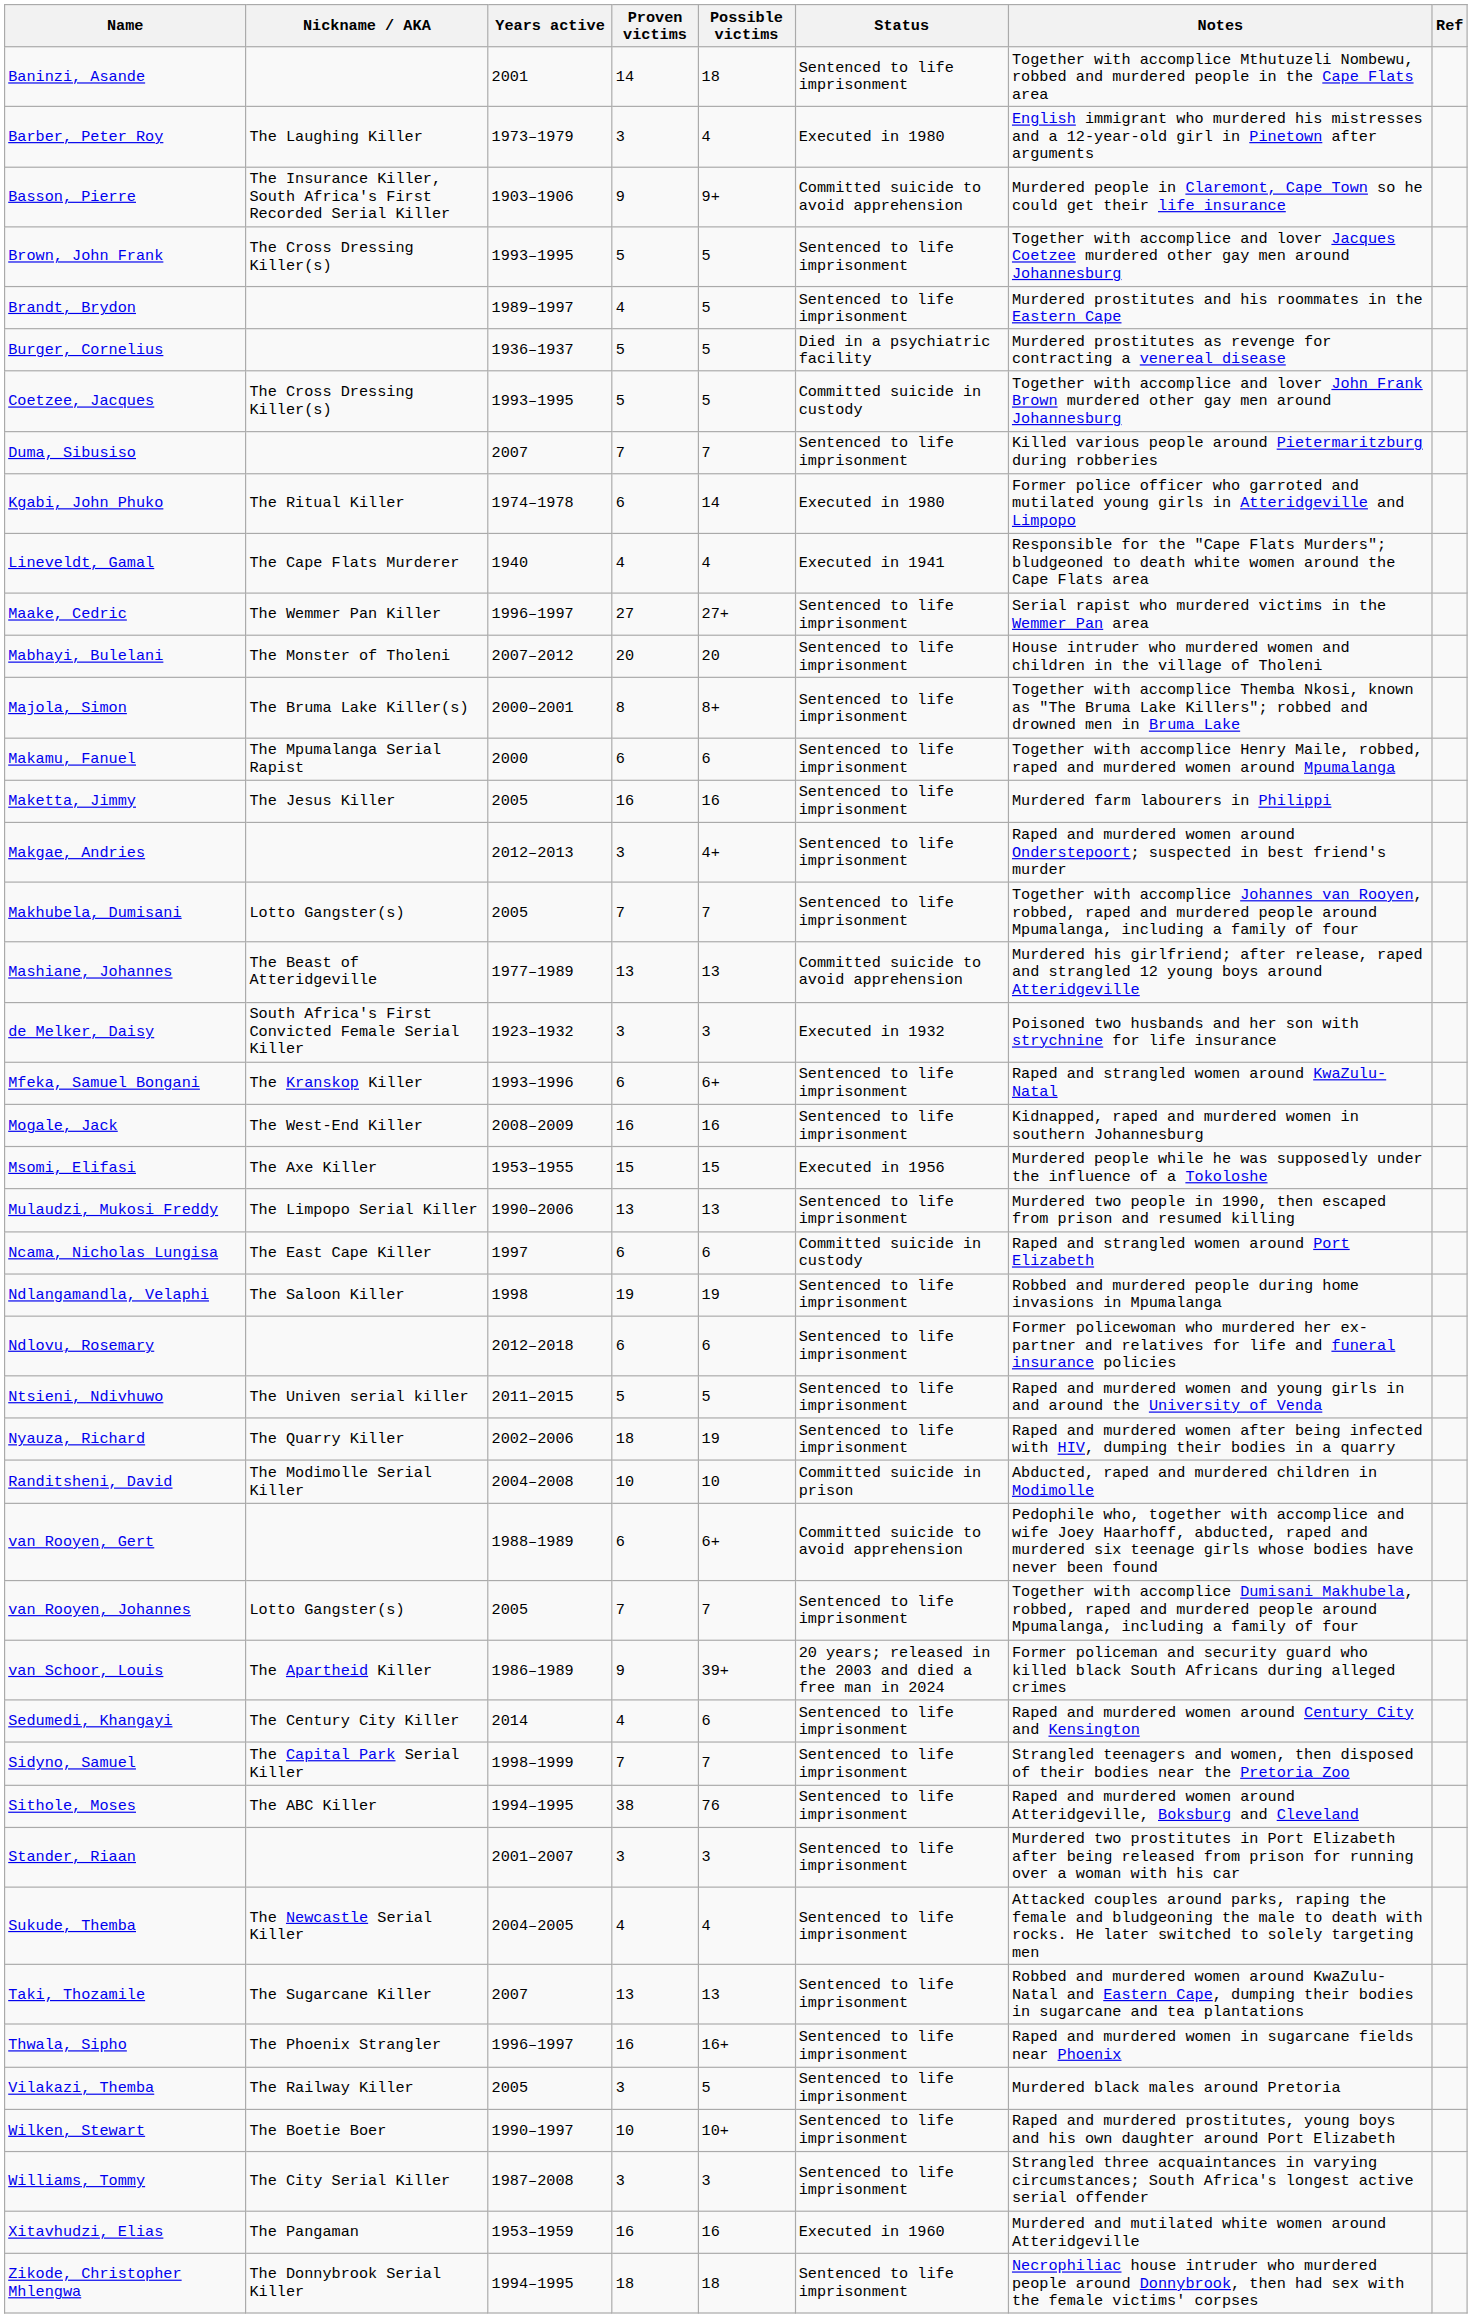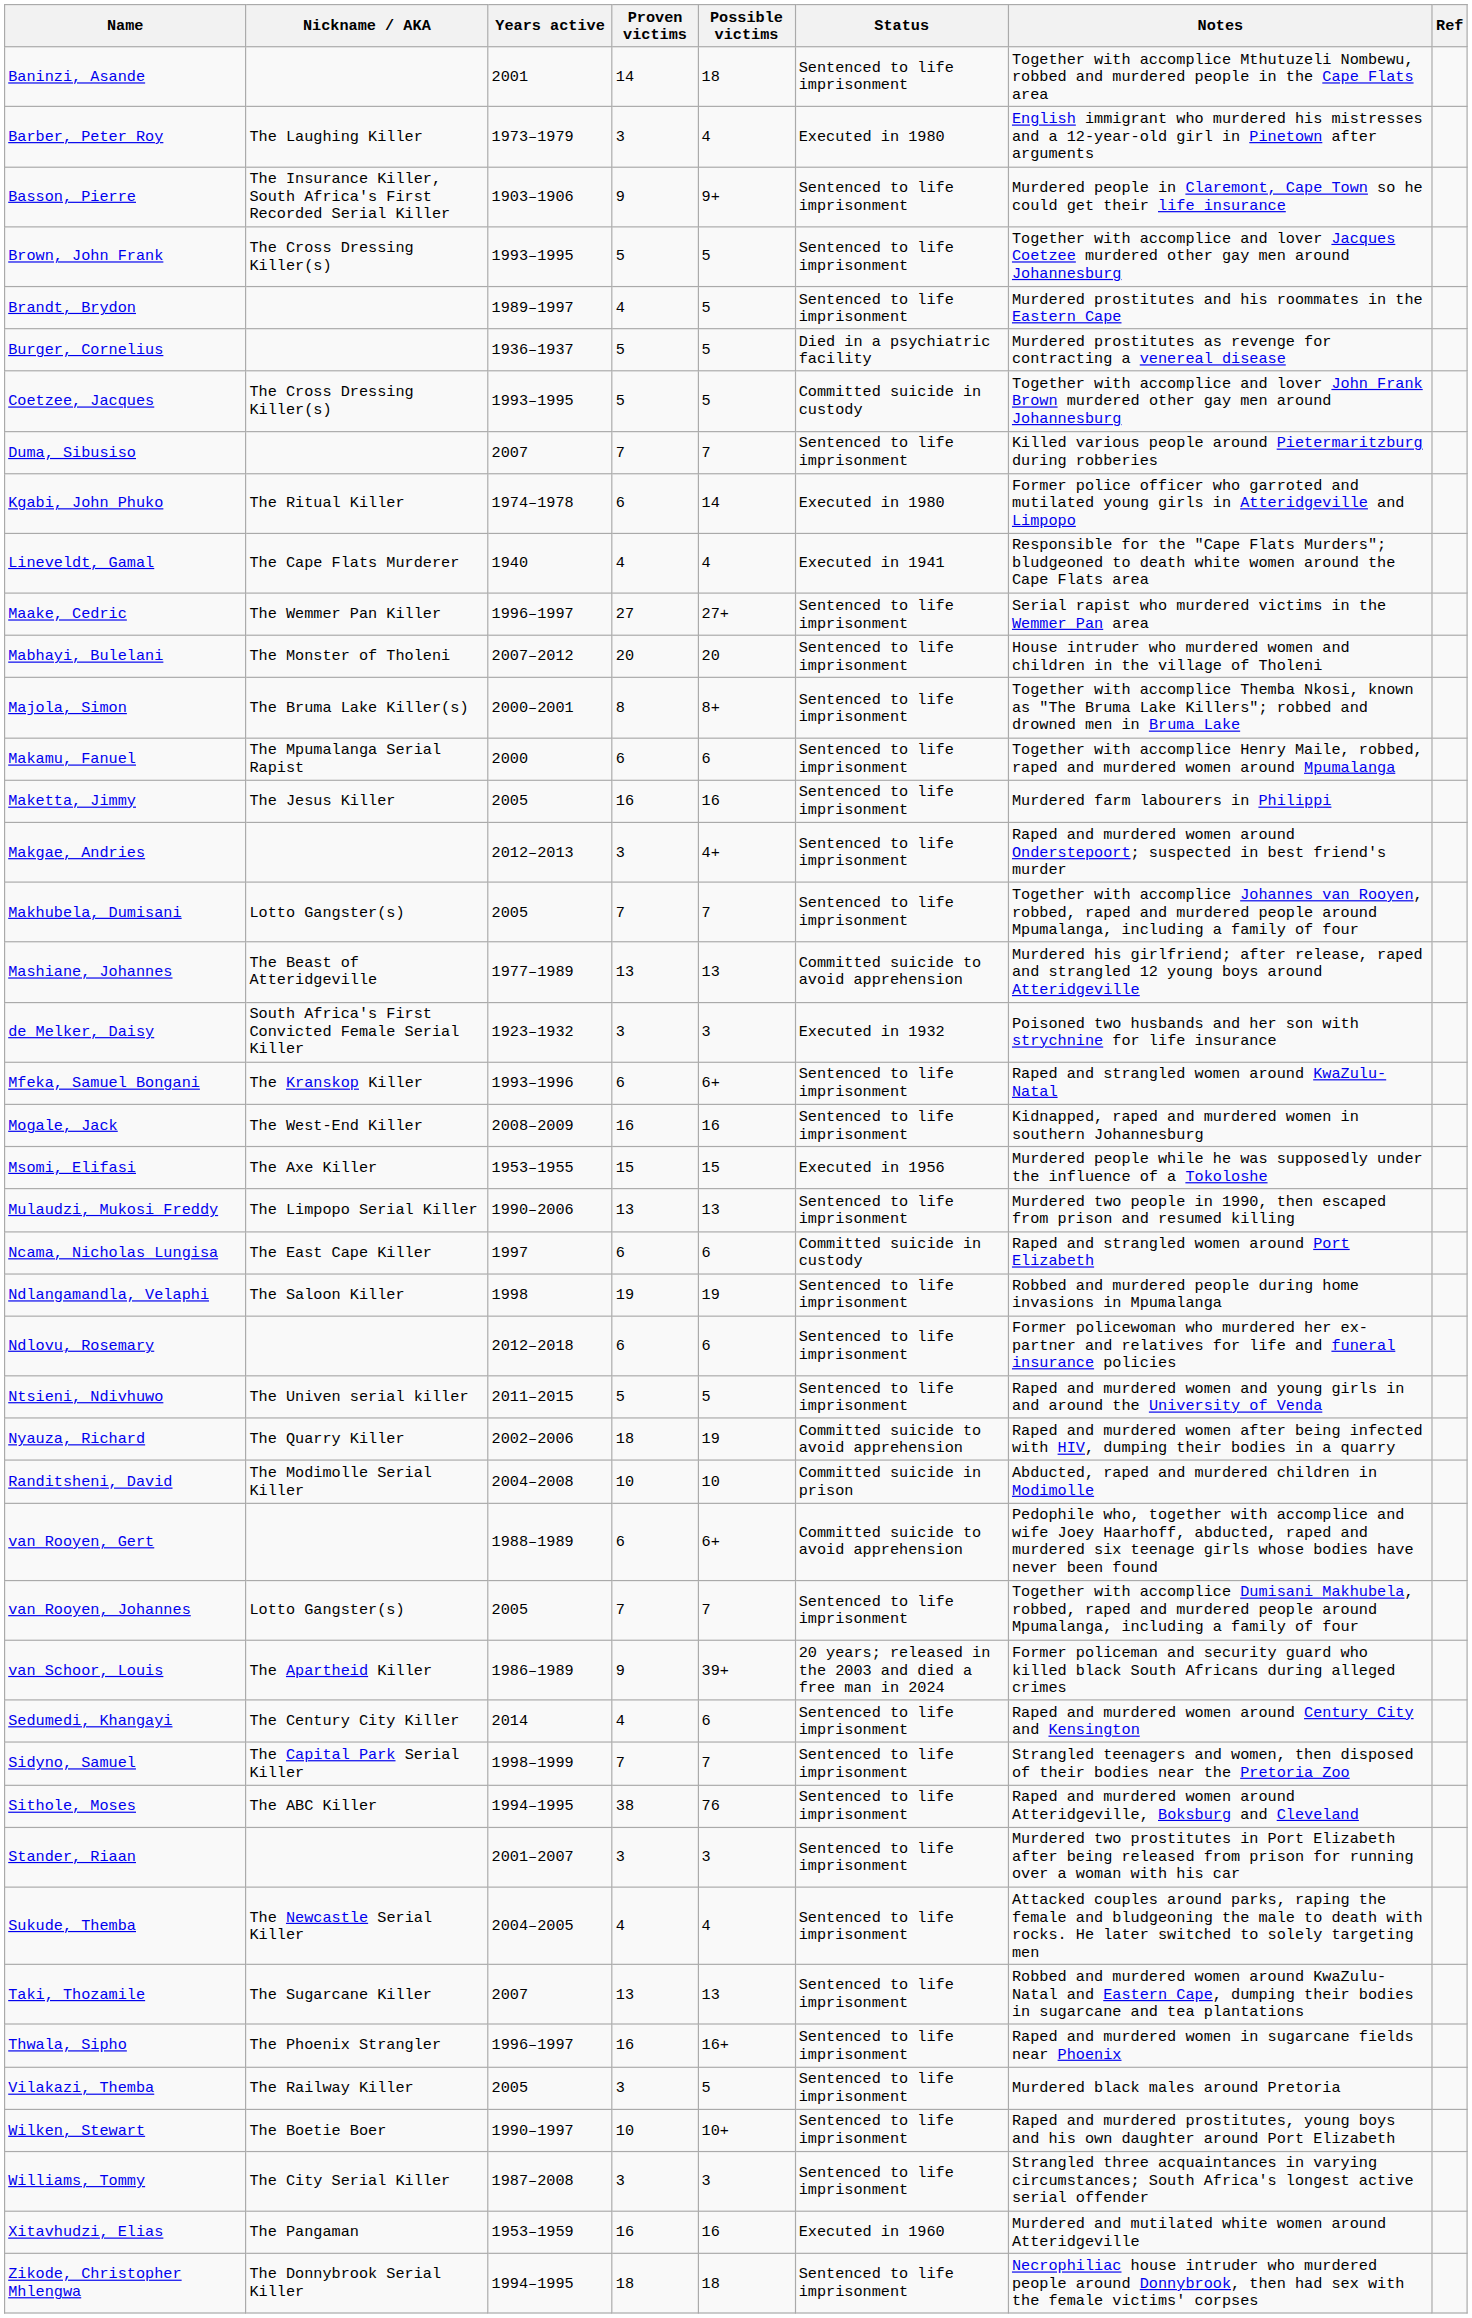(890, 197) Committed suicide to avoid apprehension -> (876, 197) Sentenced to life imprisonment
(876, 1439) Sentenced to life imprisonment -> (890, 1439) Committed suicide to avoid apprehension
